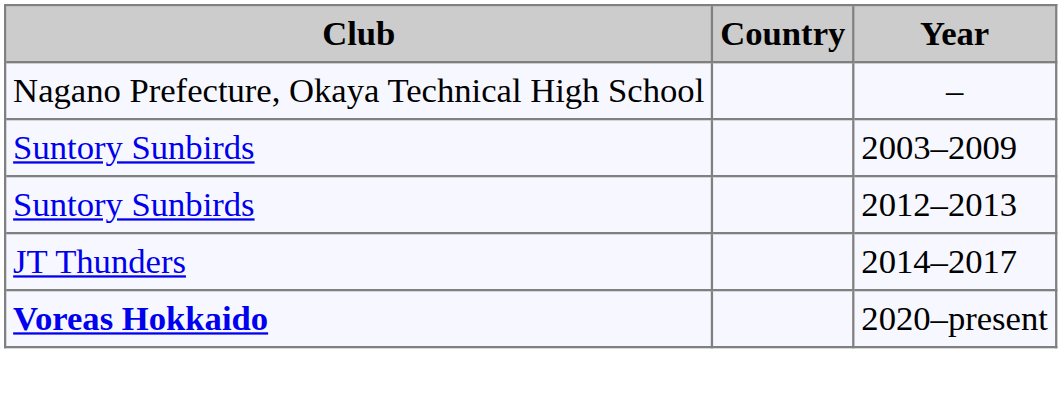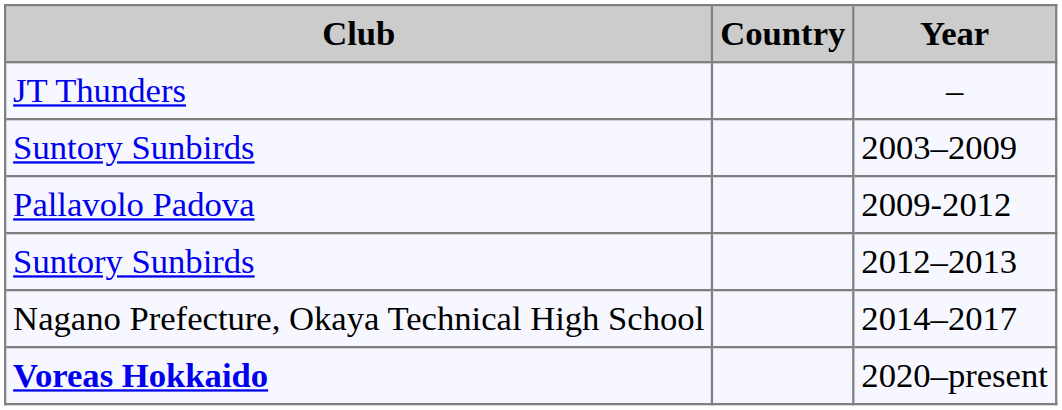(359, 90) Nagano Prefecture, Okaya Technical High School -> (100, 90) JT Thunders
+ row: (936, 204)
(100, 260) JT Thunders -> (359, 318) Nagano Prefecture, Okaya Technical High School
